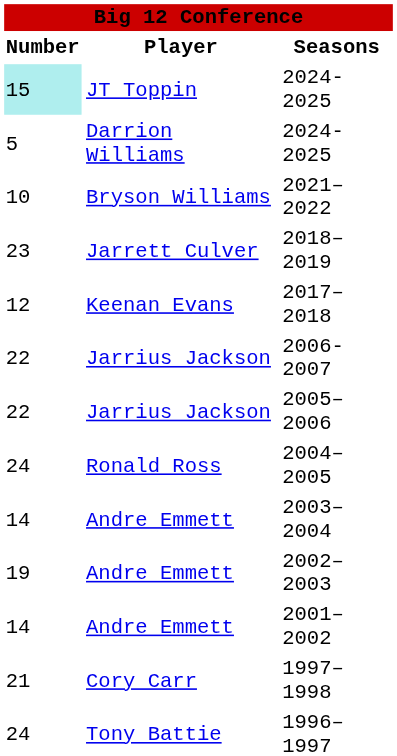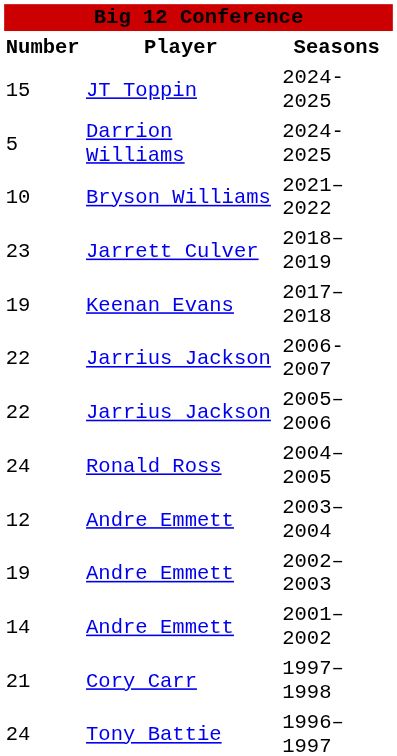(18, 89) paleturquoise background -> (18, 89) no background
(18, 304) 12 -> (18, 304) 19
(18, 519) 14 -> (18, 519) 12
